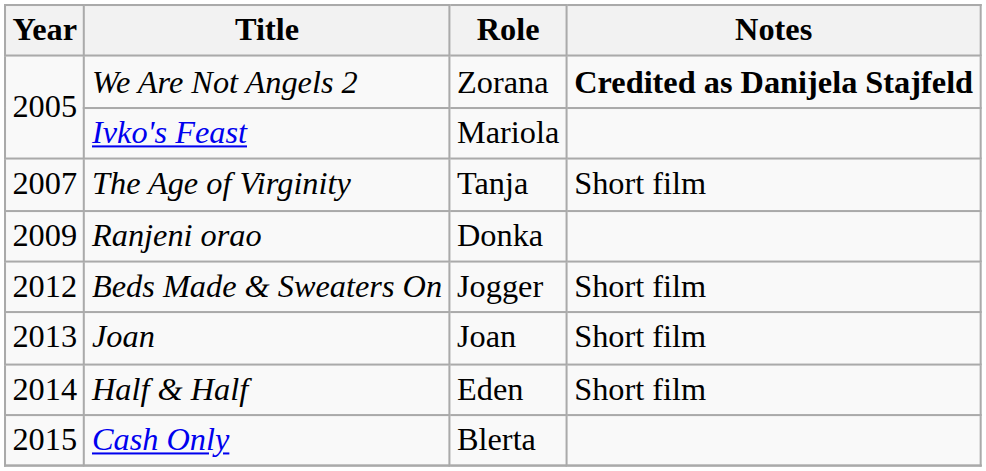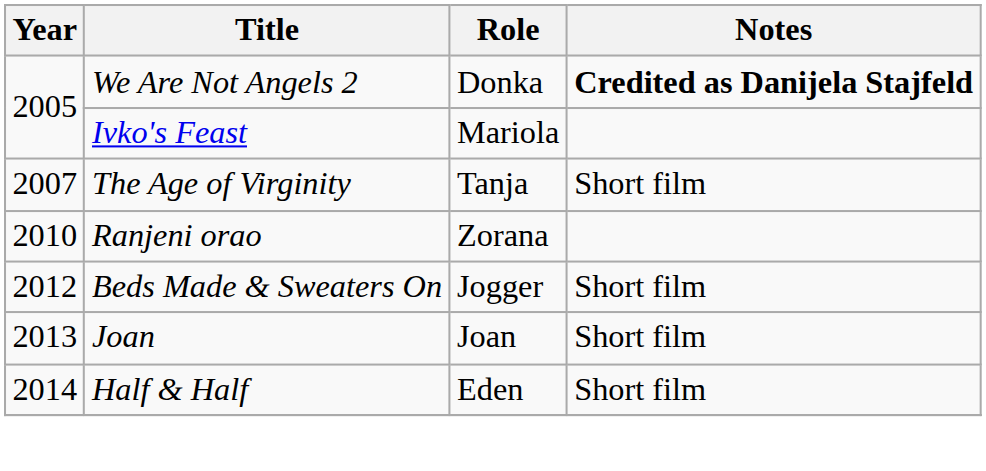(503, 81) Zorana -> (500, 81) Donka
(45, 235) 2009 -> (45, 235) 2010
(500, 235) Donka -> (503, 235) Zorana
- row: (161, 440)
